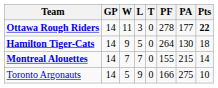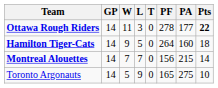(186, 43) 130 -> (186, 43) 160
(166, 59) 155 -> (166, 59) 156
(166, 75) 166 -> (166, 75) 165
